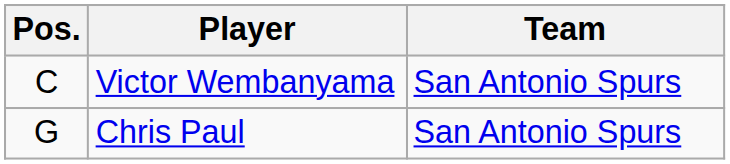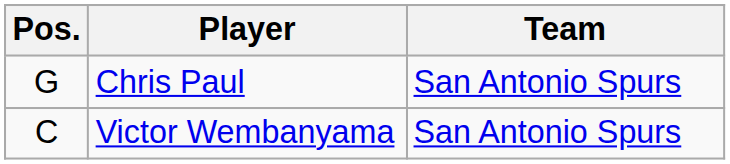rows swapped: (170, 132) <-> (245, 81)
